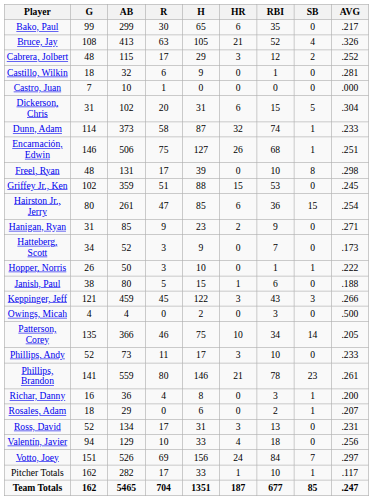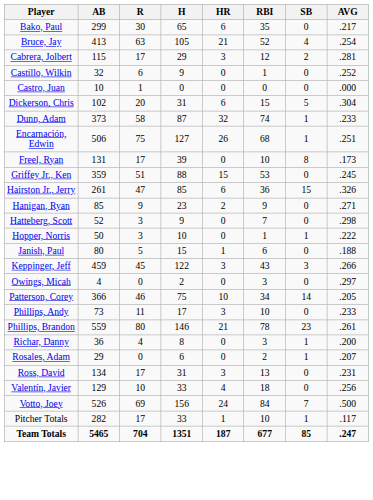- column: (89, 12)
(350, 42) .326 -> (348, 42) .254
(350, 57) .252 -> (348, 57) .281
(350, 73) .281 -> (348, 73) .252
(350, 170) .298 -> (348, 159) .173
(350, 206) .254 -> (348, 190) .326
(350, 247) .173 -> (348, 220) .298
(350, 314) .500 -> (348, 281) .297
(350, 457) .297 -> (348, 403) .500
